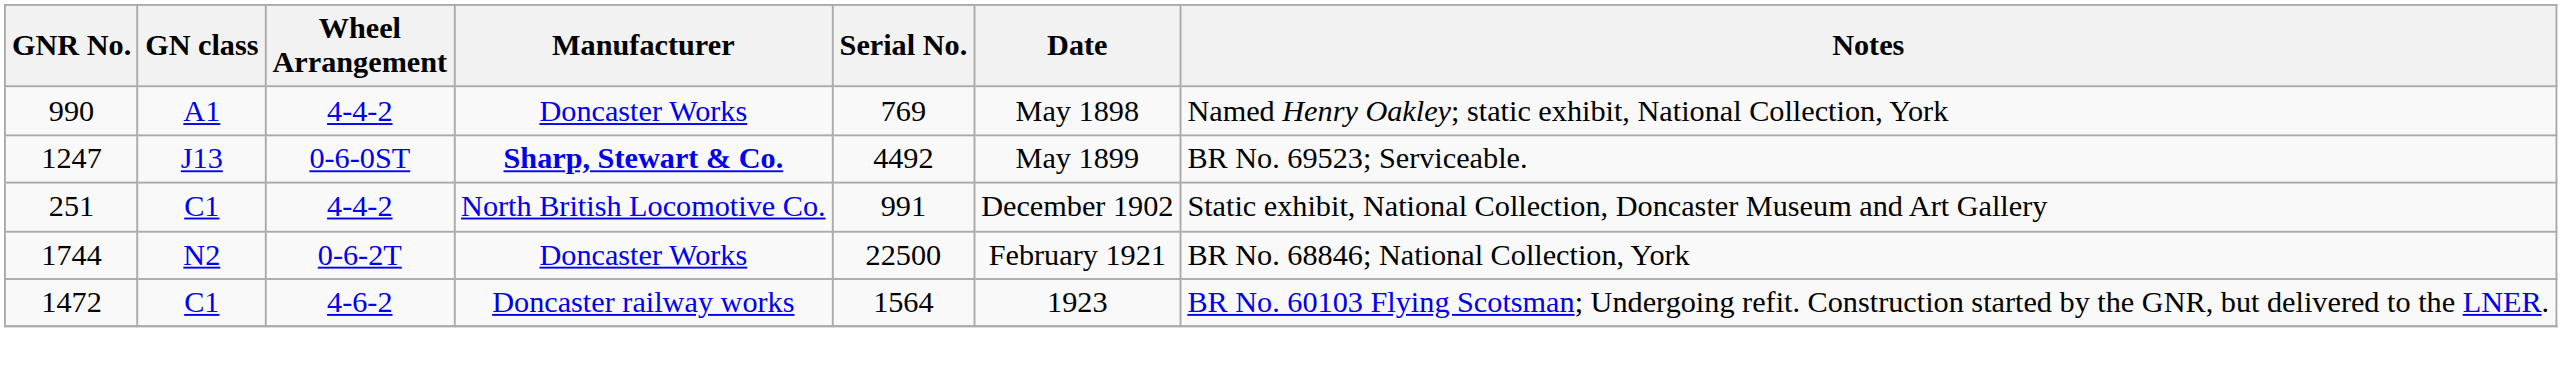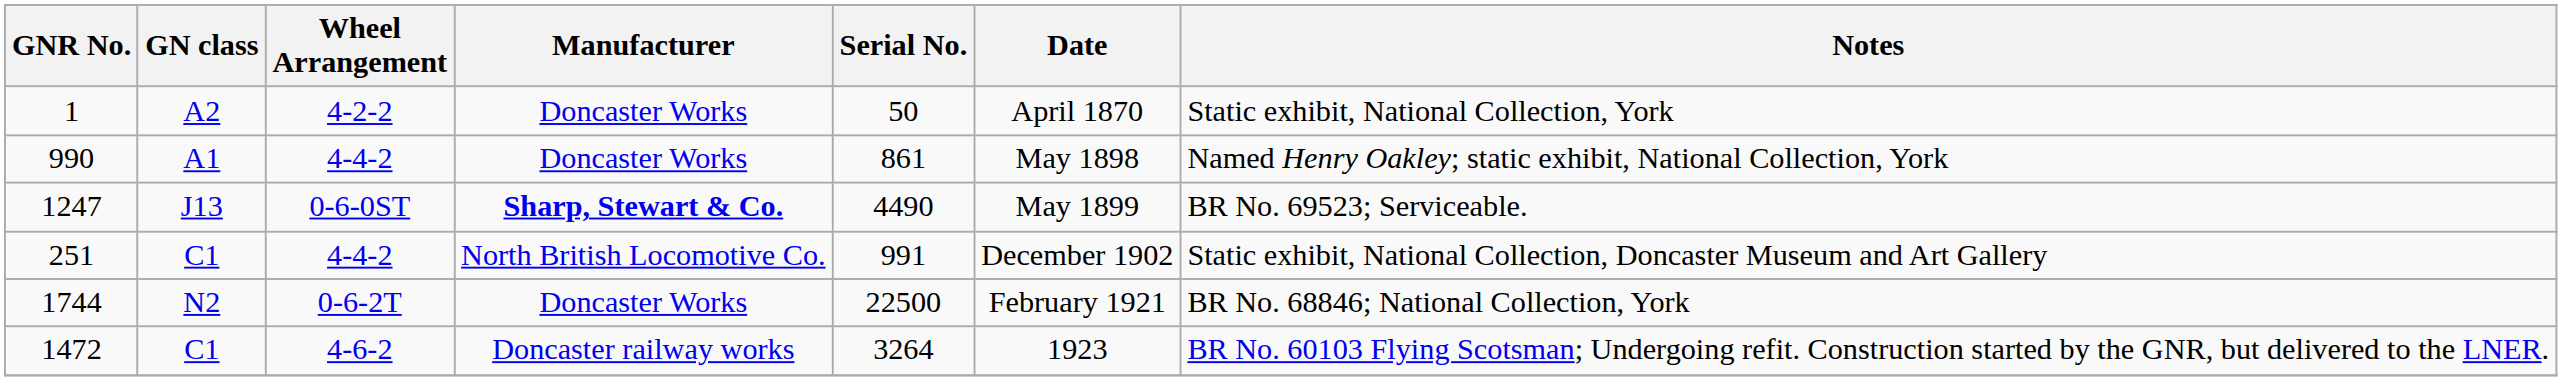+ row: (72, 110)
(903, 110) 769 -> (903, 158) 861
(903, 158) 4492 -> (903, 206) 4490
(903, 302) 1564 -> (903, 350) 3264
